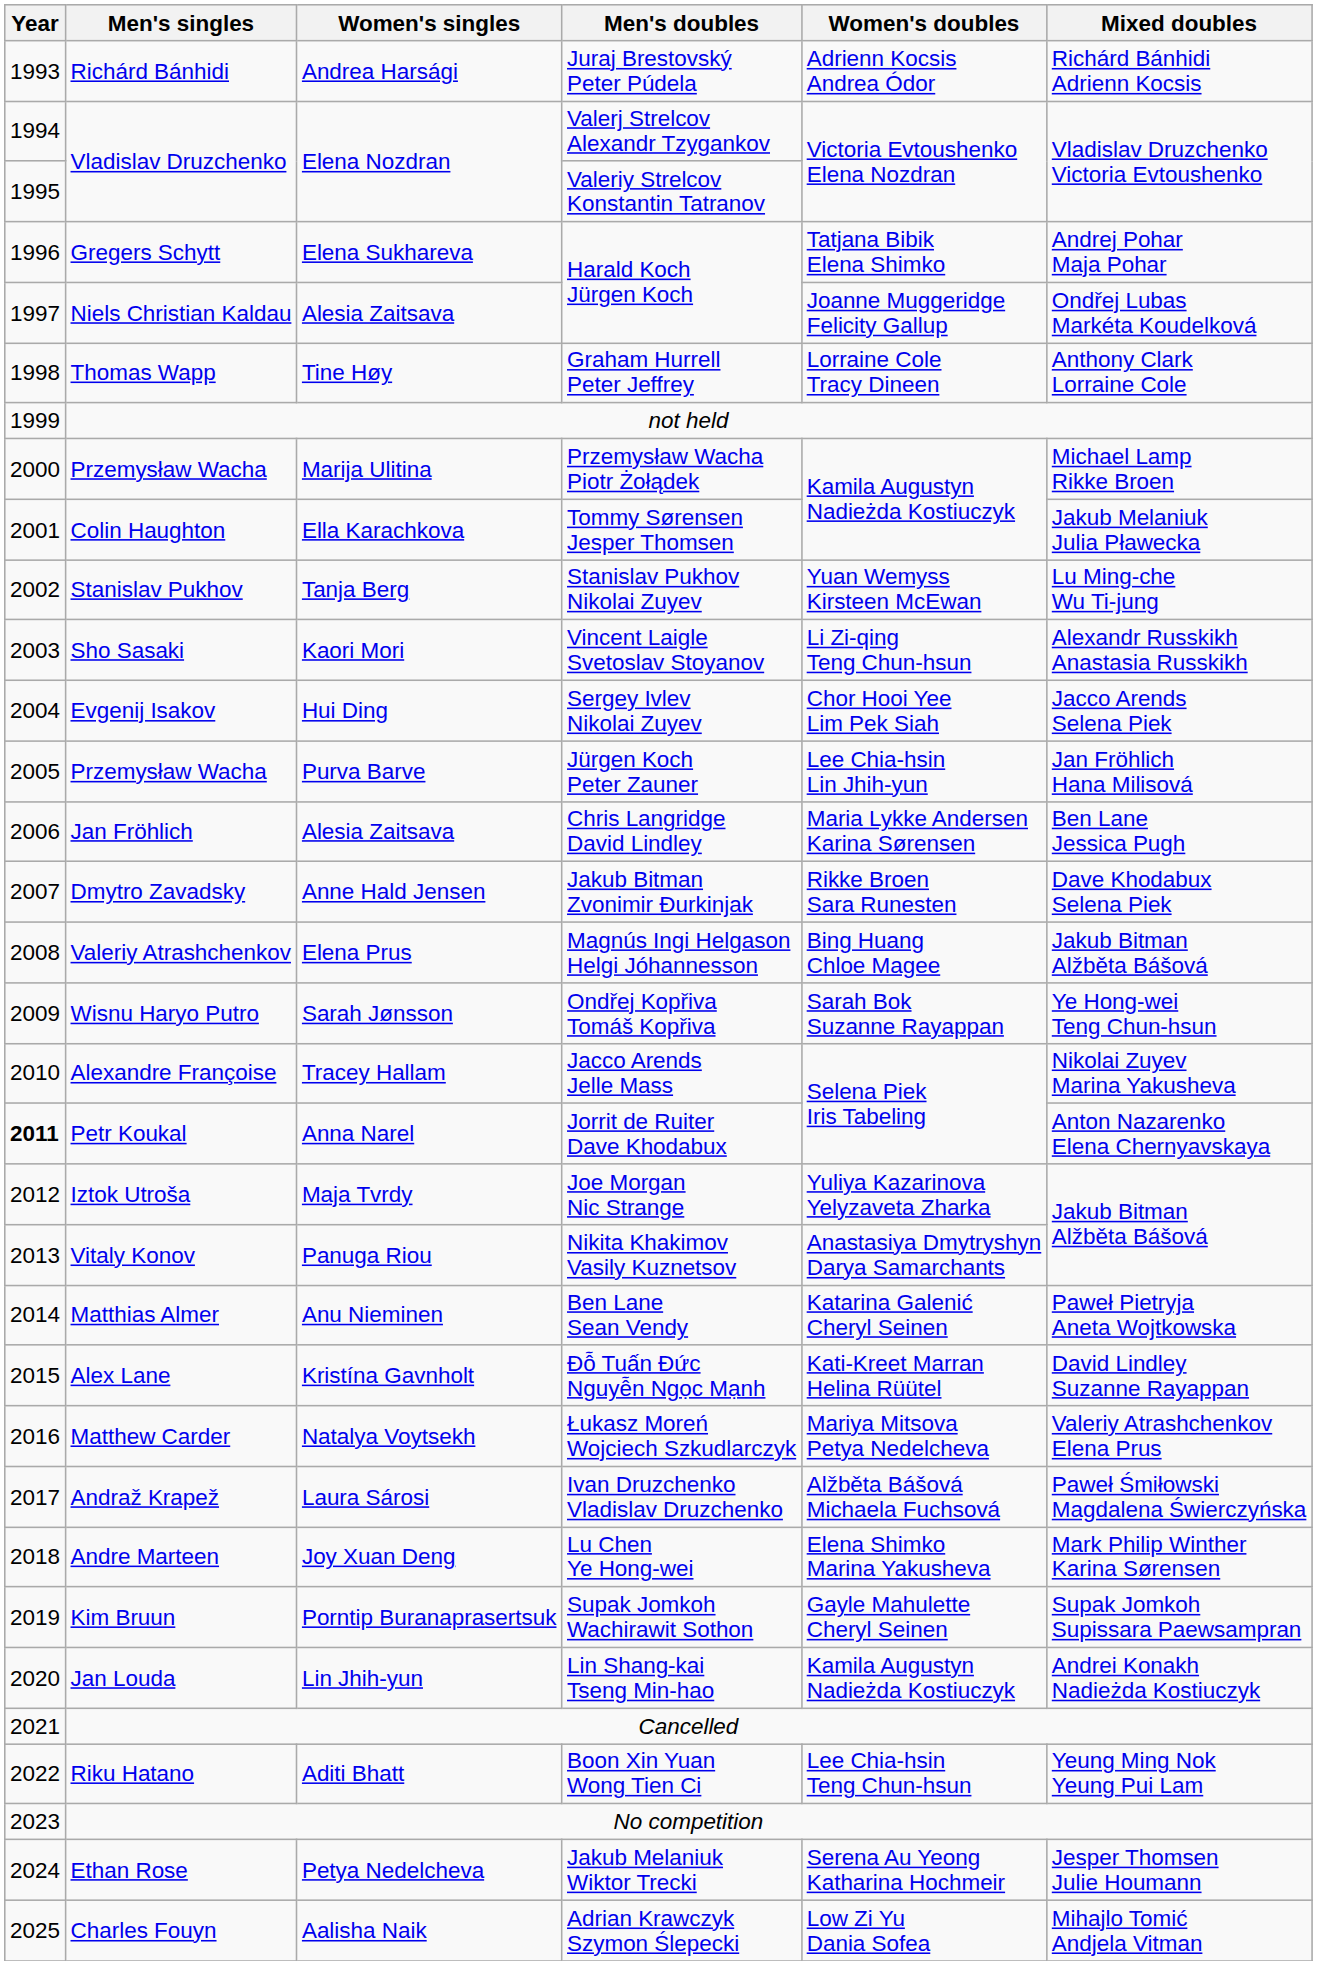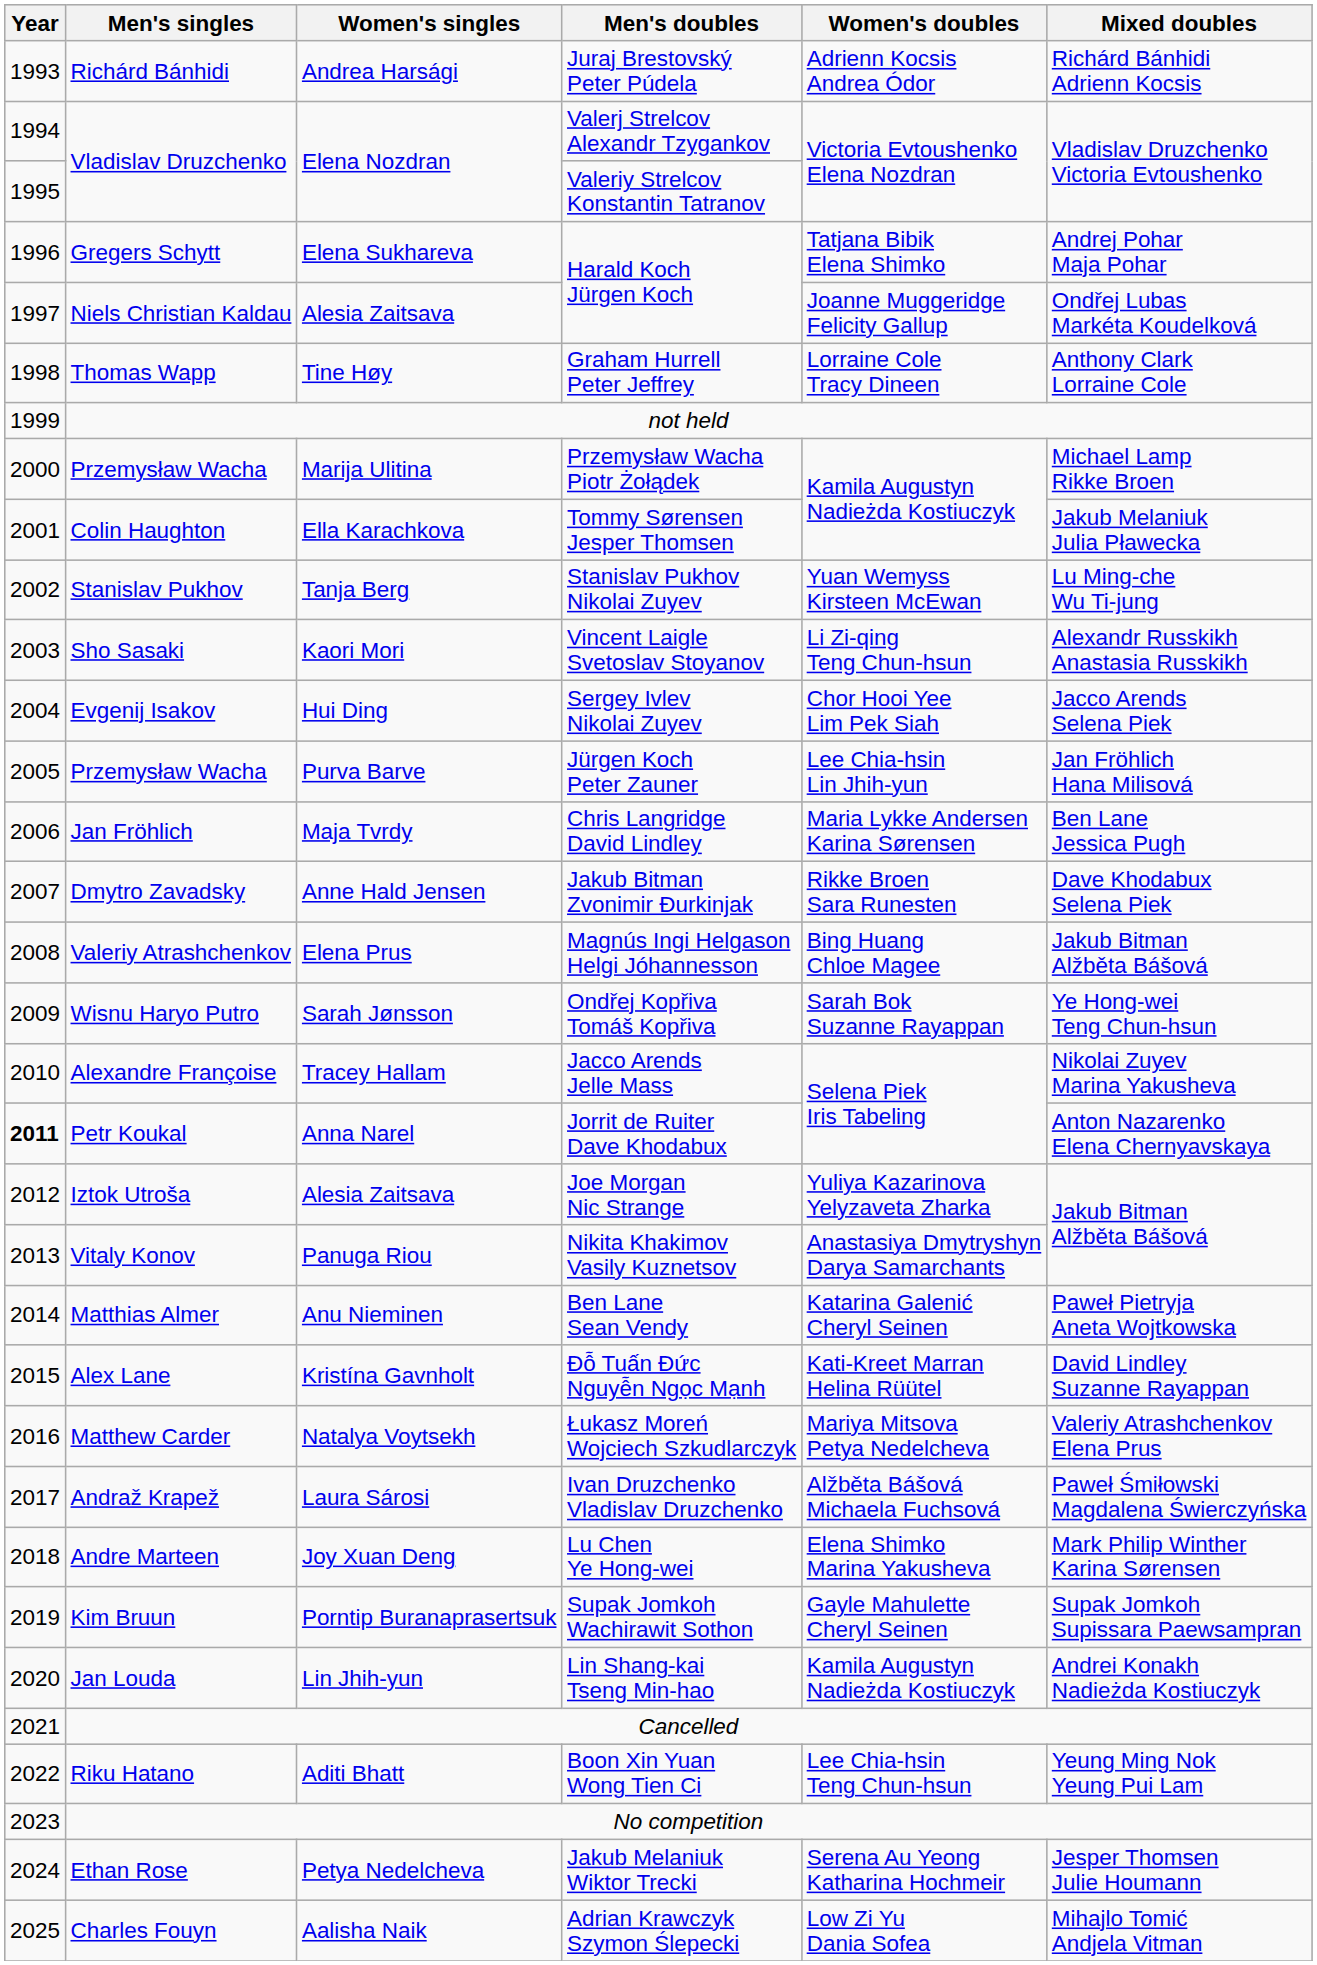(378, 832) Alesia Zaitsava -> (357, 832) Maja Tvrdy
(357, 1194) Maja Tvrdy -> (378, 1194) Alesia Zaitsava
